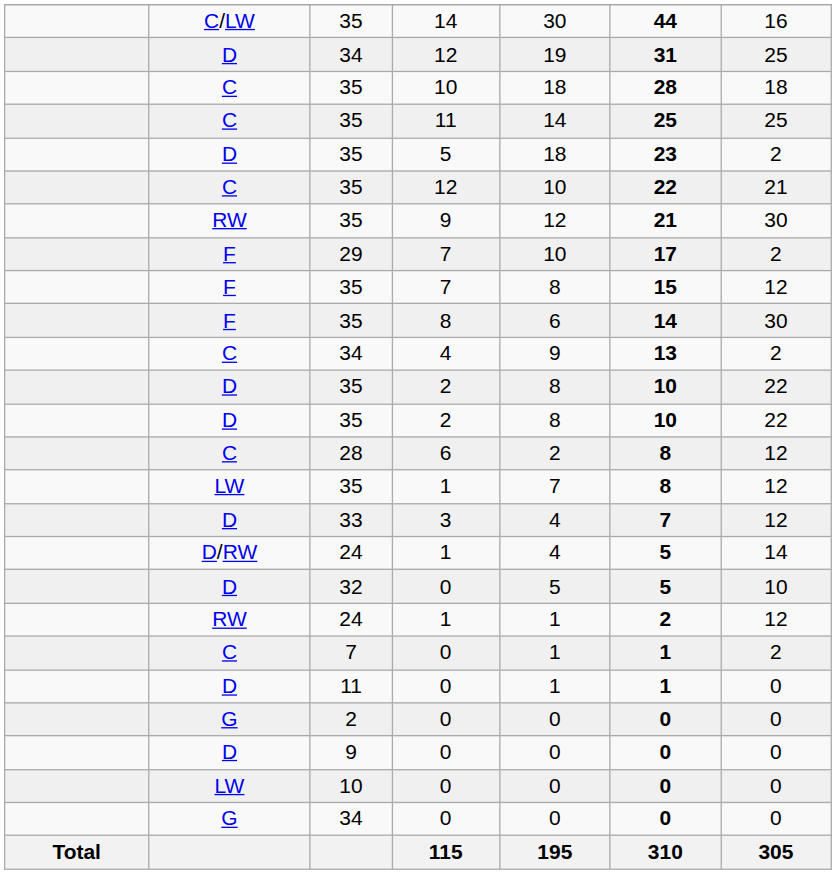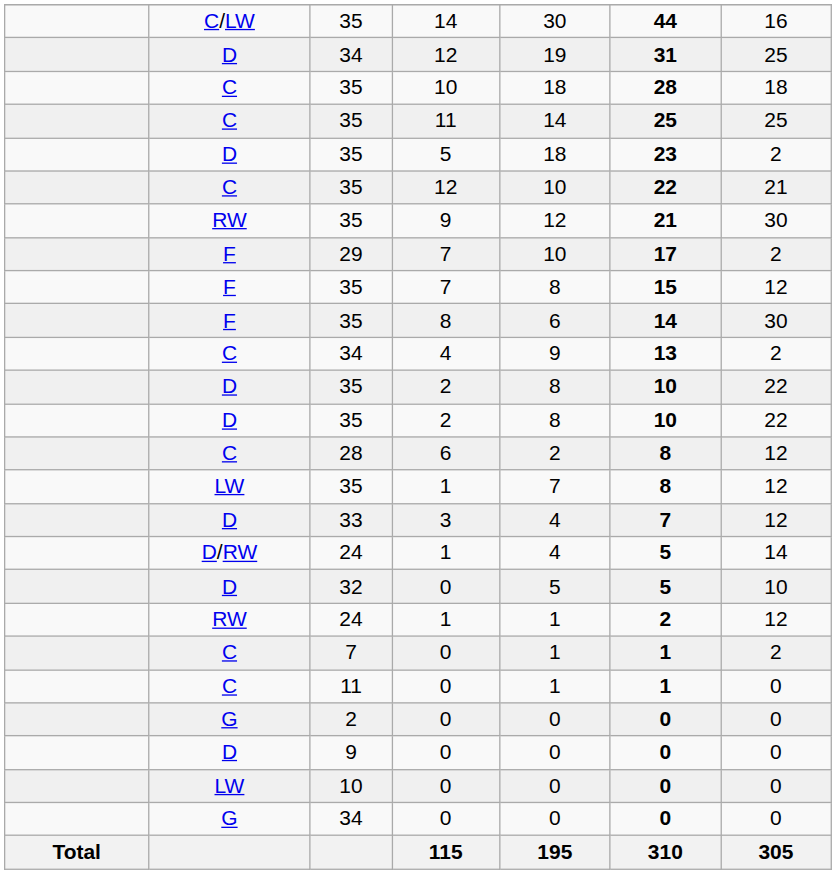(229, 685) D -> (229, 685) C
